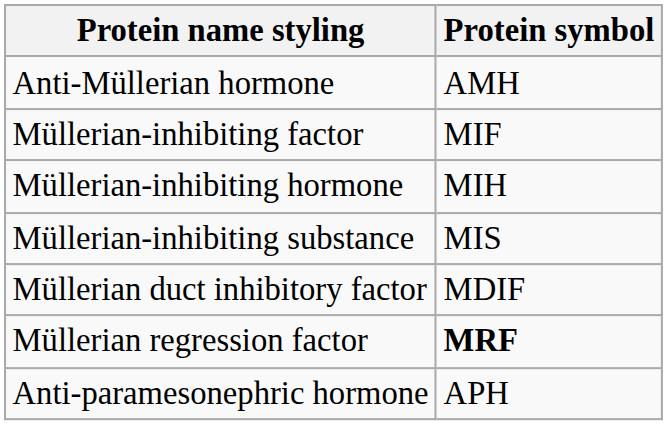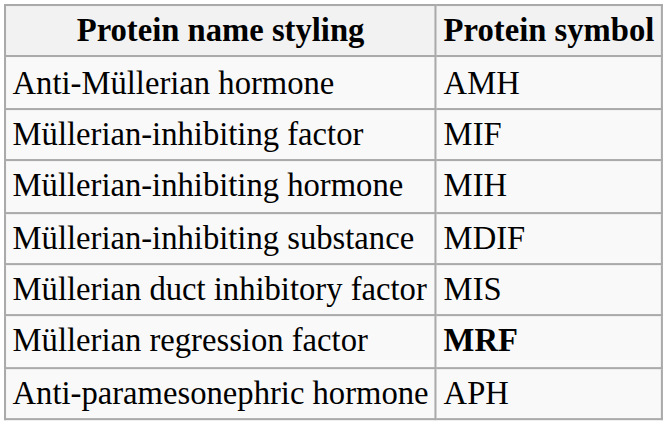(473, 237) MIS -> (484, 237) MDIF
(484, 289) MDIF -> (473, 289) MIS
